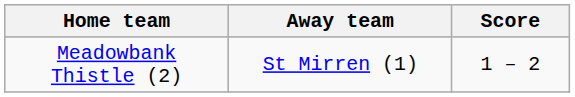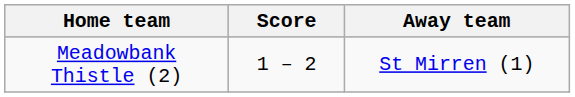columns swapped: (510, 21) <-> (340, 21)
